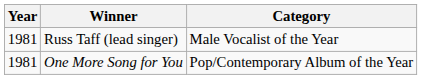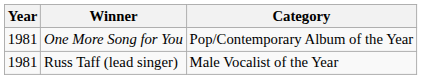rows swapped: (113, 62) <-> (111, 39)
